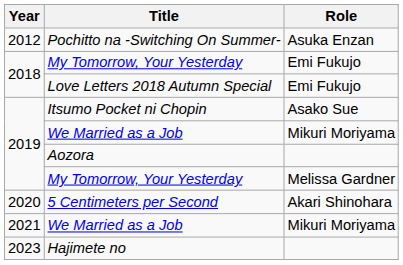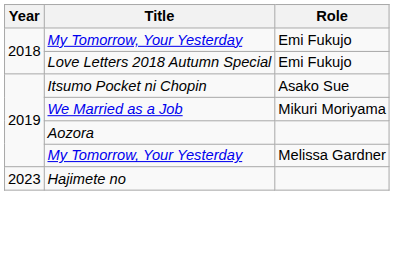- row: (24, 40)
- row: (24, 202)
- row: (24, 225)
